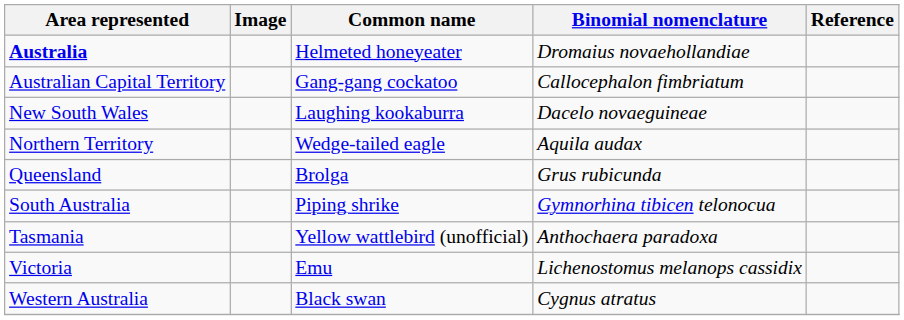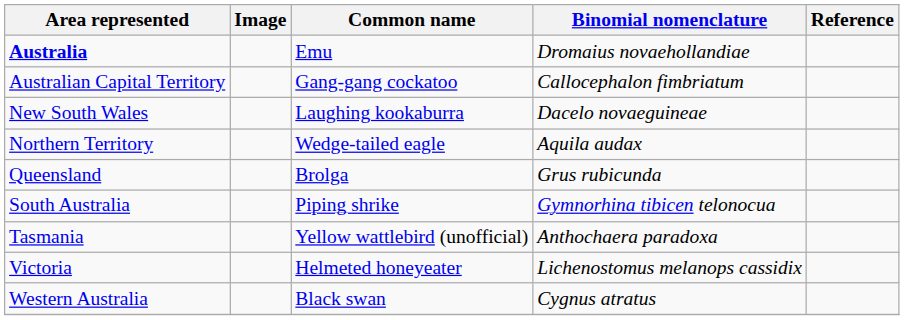(379, 50) Helmeted honeyeater -> (314, 50) Emu
(314, 267) Emu -> (379, 267) Helmeted honeyeater
